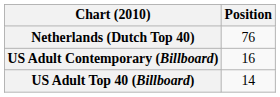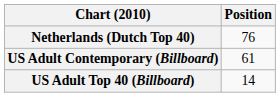(248, 59) 16 -> (248, 59) 61
